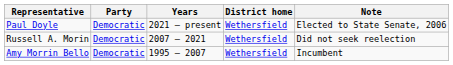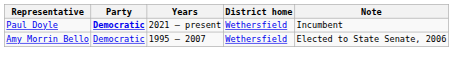(119, 25) normal -> (119, 25) bold
(371, 25) Elected to State Senate, 2006 -> (320, 25) Incumbent
- row: (48, 39)
(320, 53) Incumbent -> (371, 39) Elected to State Senate, 2006
